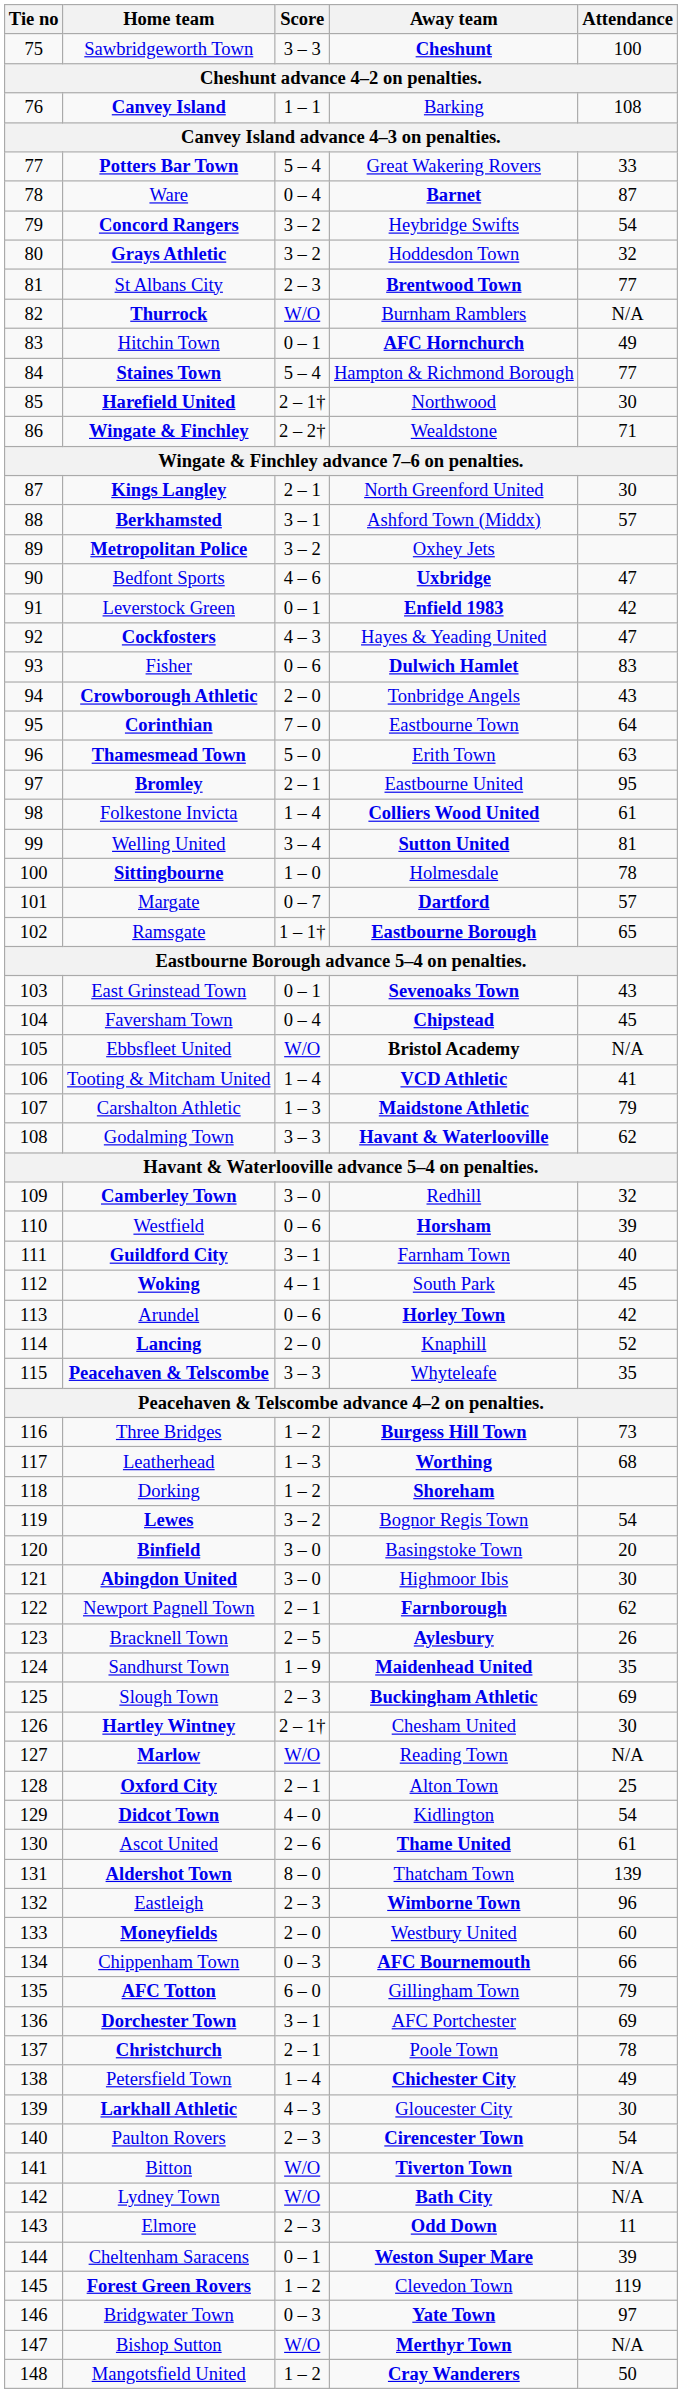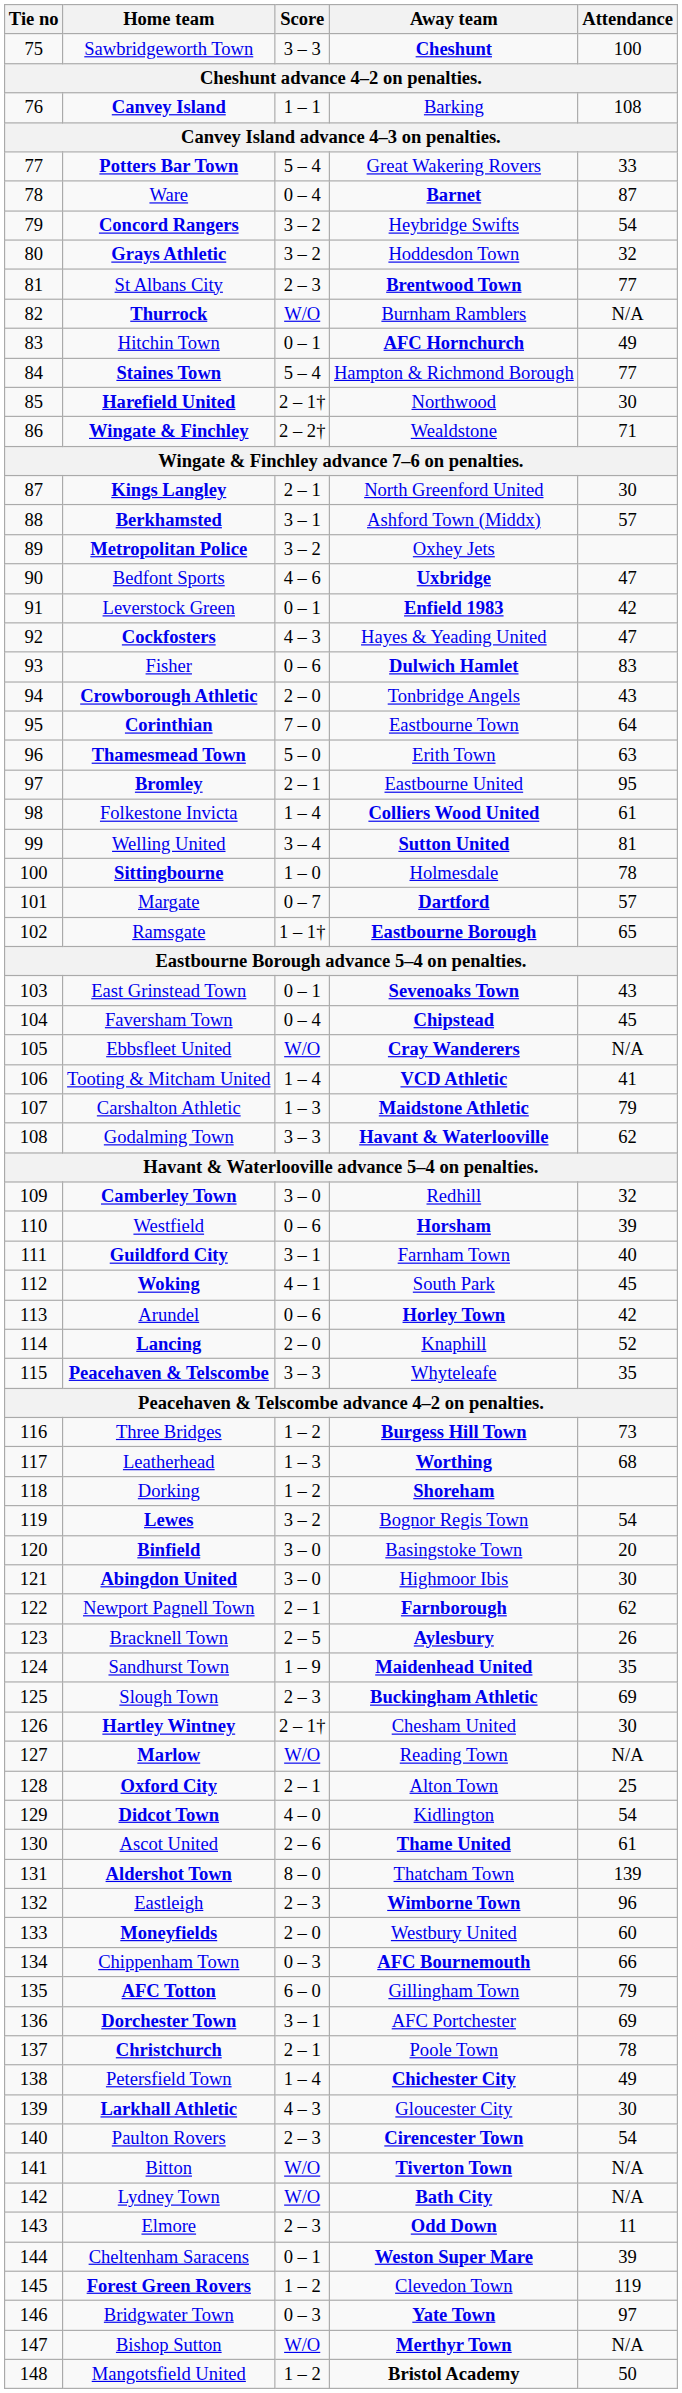(454, 1049) Bristol Academy -> (454, 1049) Cray Wanderers
(454, 2374) Cray Wanderers -> (454, 2374) Bristol Academy
